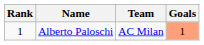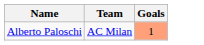- column: (20, 13)
